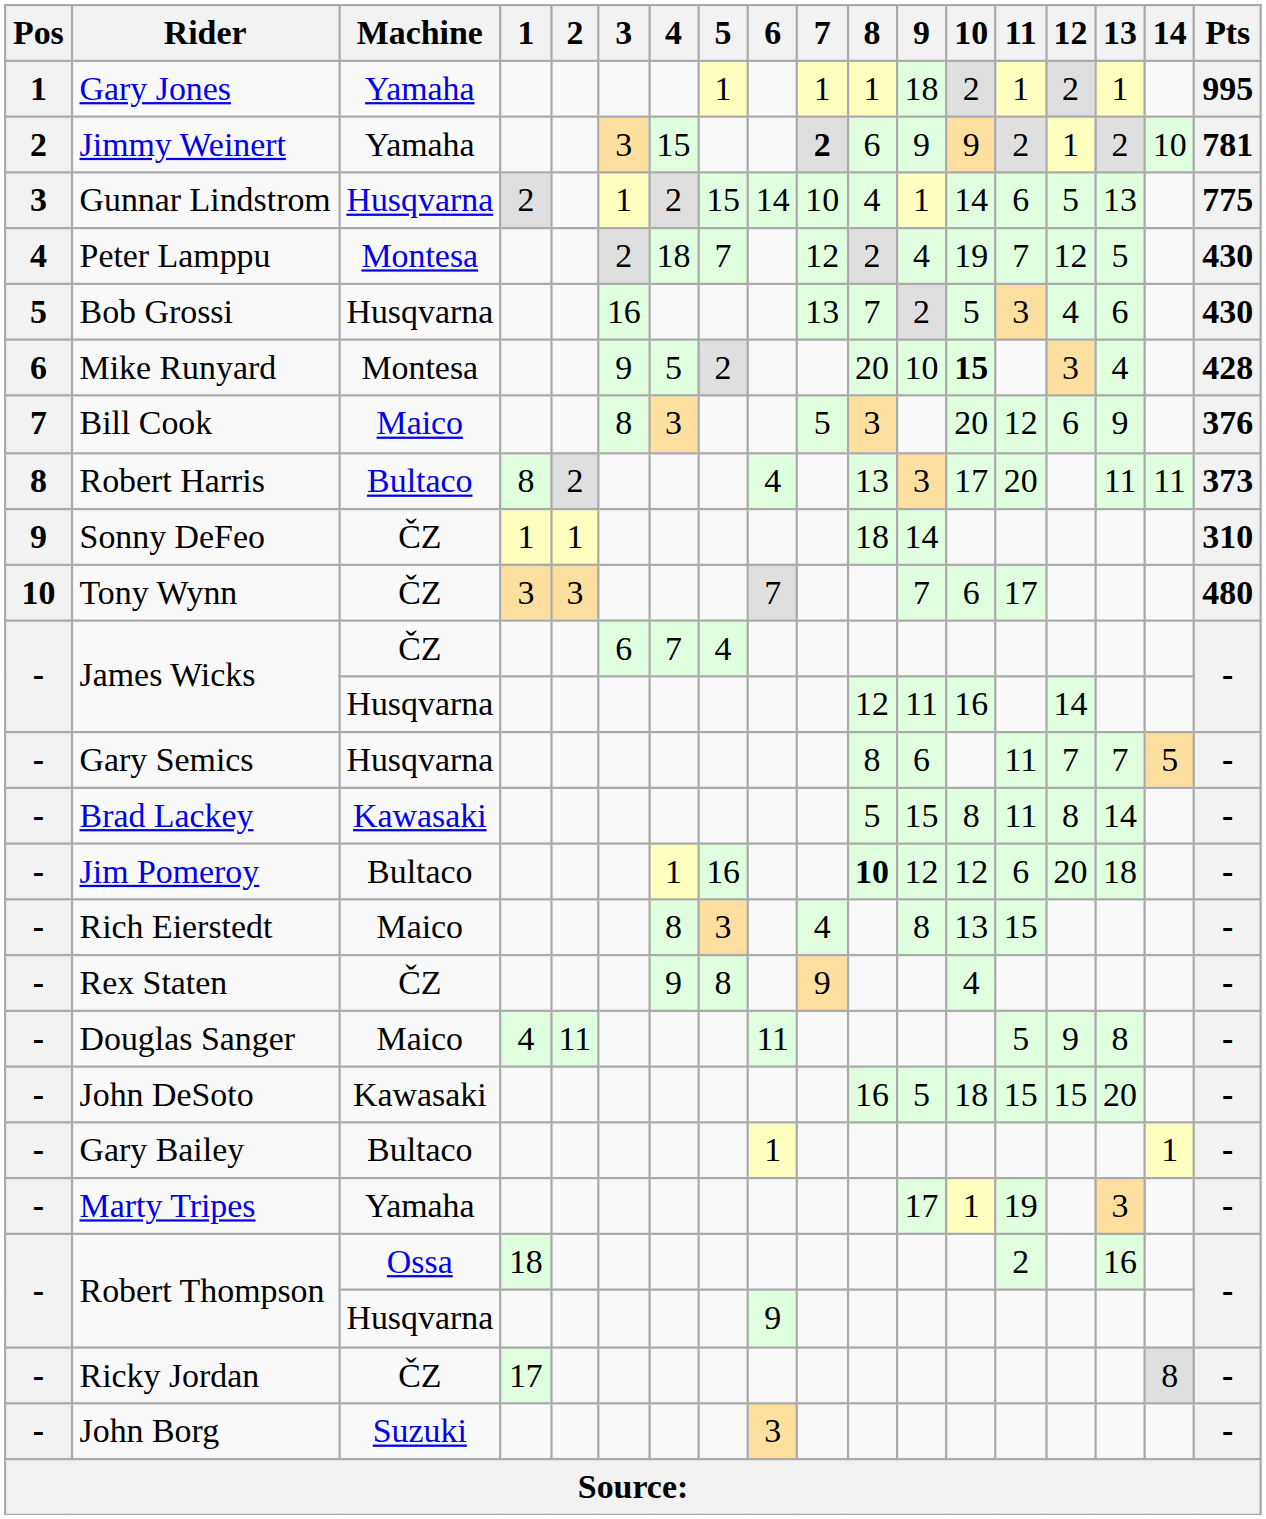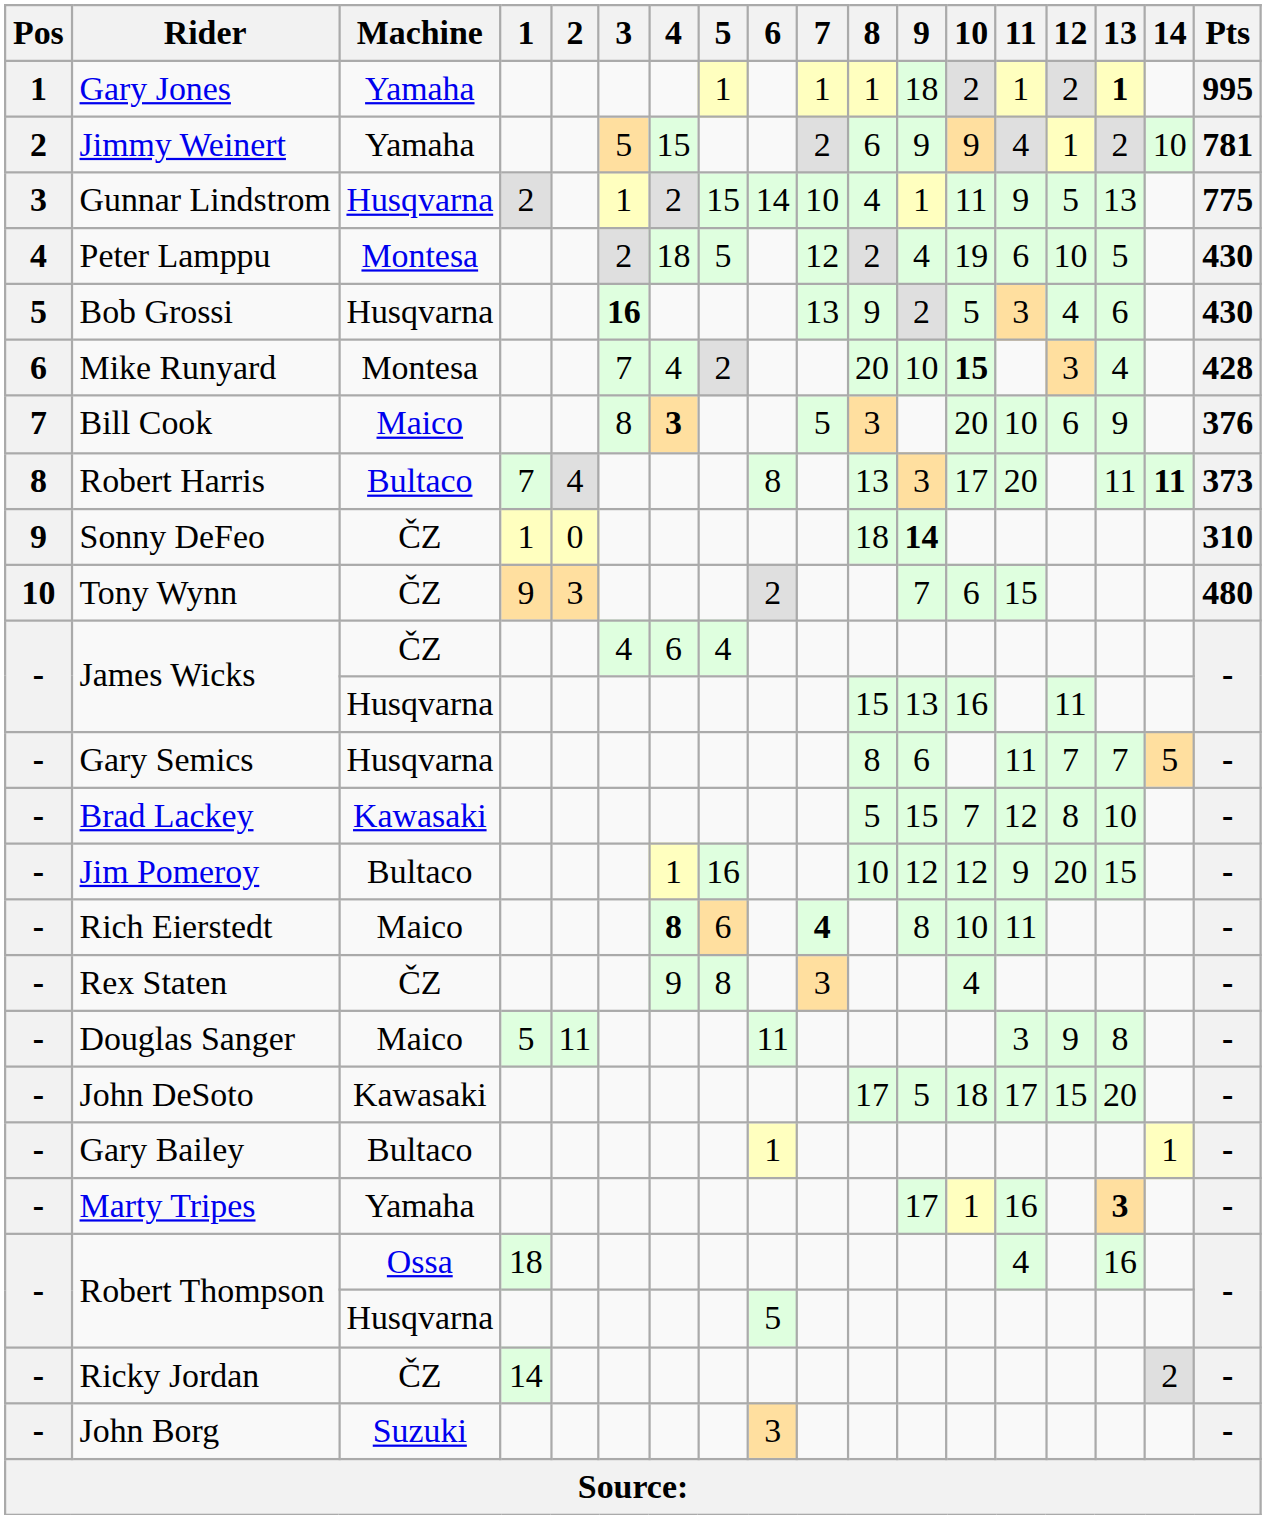(1120, 88) normal -> (1120, 88) bold
(624, 144) 3 -> (624, 144) 5
(822, 144) bold -> (822, 144) normal
(1021, 144) 2 -> (1021, 144) 4
(971, 200) 14 -> (971, 200) 11
(1021, 200) 6 -> (1021, 200) 9
(723, 256) 7 -> (723, 256) 5
(1021, 256) 7 -> (1021, 256) 6
(1070, 256) 12 -> (1070, 256) 10
(624, 312) normal -> (624, 312) bold
(872, 312) 7 -> (872, 312) 9
(624, 367) 9 -> (624, 367) 7
(673, 367) 5 -> (673, 367) 4
(673, 423) normal -> (673, 423) bold
(1021, 423) 12 -> (1021, 423) 10
(526, 479) 8 -> (526, 479) 7
(575, 479) 2 -> (575, 479) 4
(773, 479) 4 -> (773, 479) 8
(1170, 479) normal -> (1170, 479) bold
(575, 535) 1 -> (575, 535) 0
(922, 535) normal -> (922, 535) bold
(526, 591) 3 -> (526, 591) 9
(773, 591) 7 -> (773, 591) 2
(1021, 591) 17 -> (1021, 591) 15
(624, 647) 6 -> (624, 647) 4
(673, 647) 7 -> (673, 647) 6
(872, 703) 12 -> (872, 703) 15
(922, 703) 11 -> (922, 703) 13
(1070, 703) 14 -> (1070, 703) 11
(971, 815) 8 -> (971, 815) 7
(1021, 815) 11 -> (1021, 815) 12
(1120, 815) 14 -> (1120, 815) 10
(872, 870) bold -> (872, 870) normal
(1021, 870) 6 -> (1021, 870) 9
(1120, 870) 18 -> (1120, 870) 15
(673, 926) normal -> (673, 926) bold
(723, 926) 3 -> (723, 926) 6
(822, 926) normal -> (822, 926) bold
(971, 926) 13 -> (971, 926) 10
(1021, 926) 15 -> (1021, 926) 11
(822, 982) 9 -> (822, 982) 3
(526, 1038) 4 -> (526, 1038) 5
(1021, 1038) 5 -> (1021, 1038) 3
(872, 1094) 16 -> (872, 1094) 17
(1021, 1094) 15 -> (1021, 1094) 17
(1021, 1206) 19 -> (1021, 1206) 16
(1120, 1206) normal -> (1120, 1206) bold
(1021, 1262) 2 -> (1021, 1262) 4
(773, 1318) 9 -> (773, 1318) 5
(526, 1373) 17 -> (526, 1373) 14
(1170, 1373) 8 -> (1170, 1373) 2
